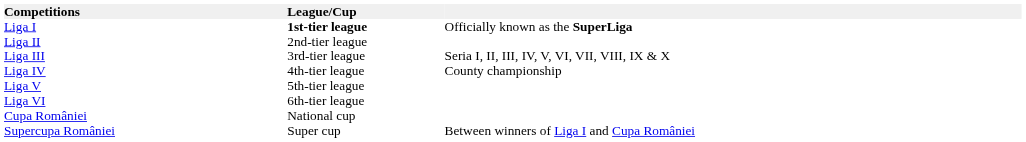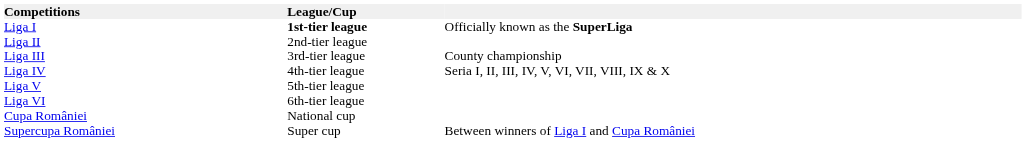(557, 56) Seria I, II, III, IV, V, VI, VII, VIII, IX & X -> (503, 56) County championship
(503, 71) County championship -> (557, 71) Seria I, II, III, IV, V, VI, VII, VIII, IX & X
